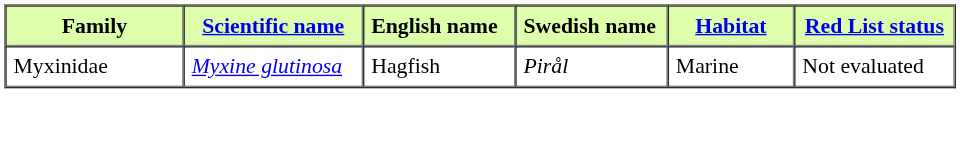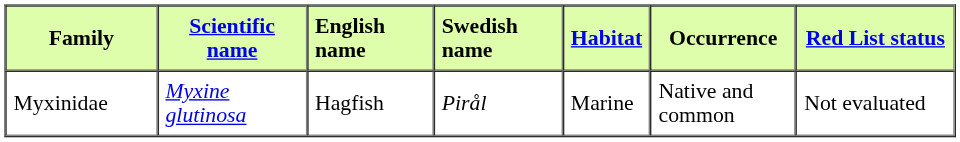+ column: (723, 37)
